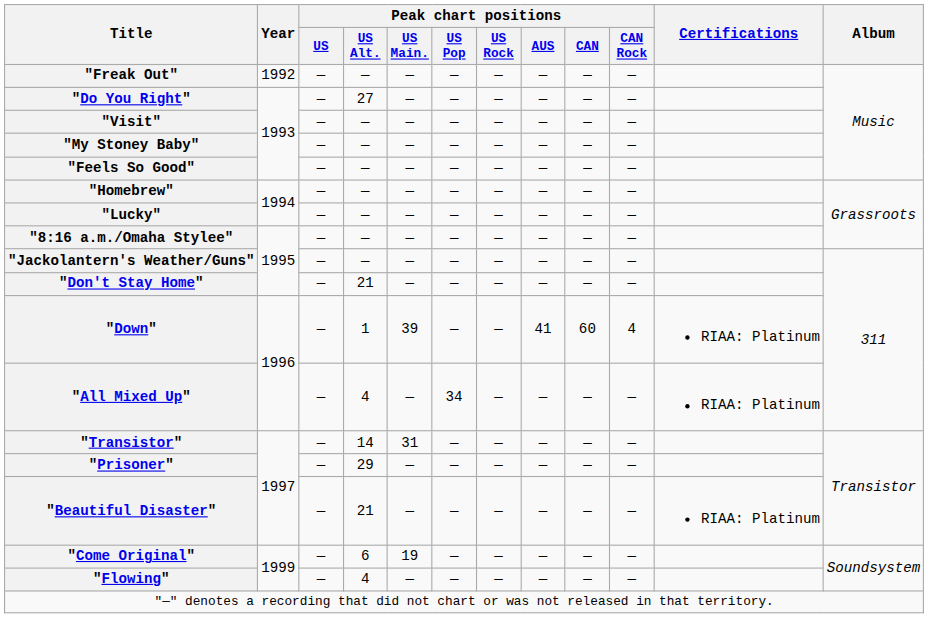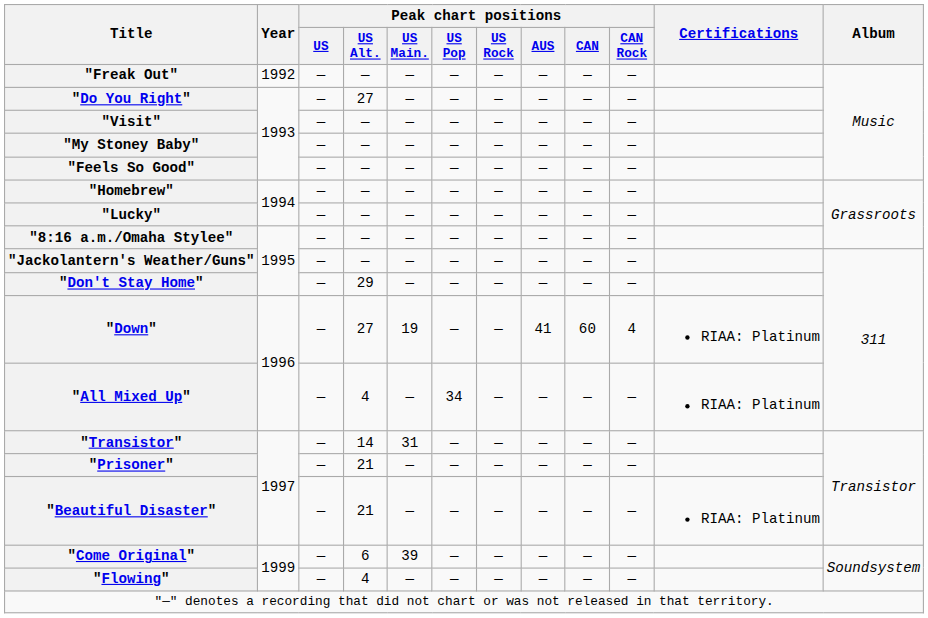(365, 284) 21 -> (365, 284) 29
(365, 329) 1 -> (365, 329) 27
(410, 329) 39 -> (410, 329) 19
(365, 465) 29 -> (365, 465) 21
(410, 556) 19 -> (410, 556) 39
